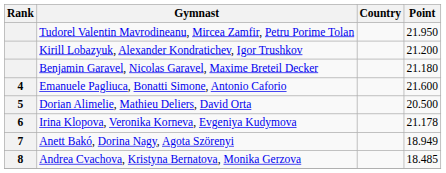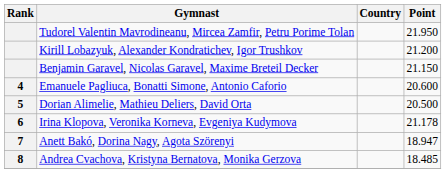(422, 68) 21.180 -> (422, 68) 21.150
(422, 86) 21.600 -> (422, 86) 20.600
(422, 141) 18.949 -> (422, 141) 18.947
